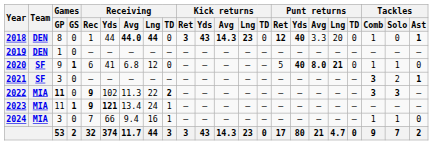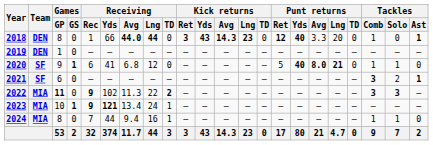(110, 38) 44 -> (110, 38) 66
(60, 79) 3 -> (60, 79) 6
(60, 106) 11 -> (60, 106) 10
(60, 120) 3 -> (60, 120) 8
(110, 120) 66 -> (110, 120) 44
